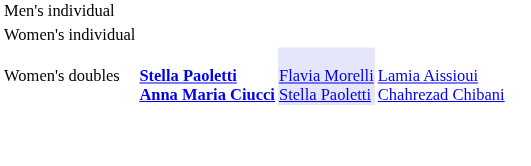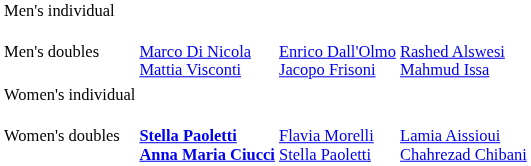+ row: (52, 51)
(326, 85) lavender background -> (326, 145) no background
